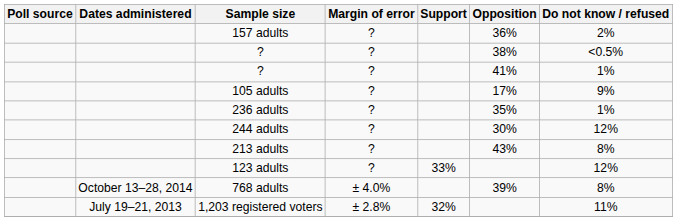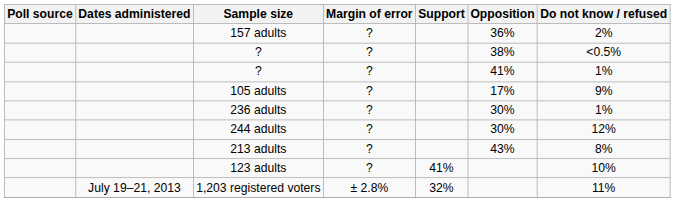(505, 110) 35% -> (503, 110) 30%
(444, 168) 33% -> (441, 168) 41%
(606, 168) 12% -> (604, 168) 10%
- row: (135, 187)
